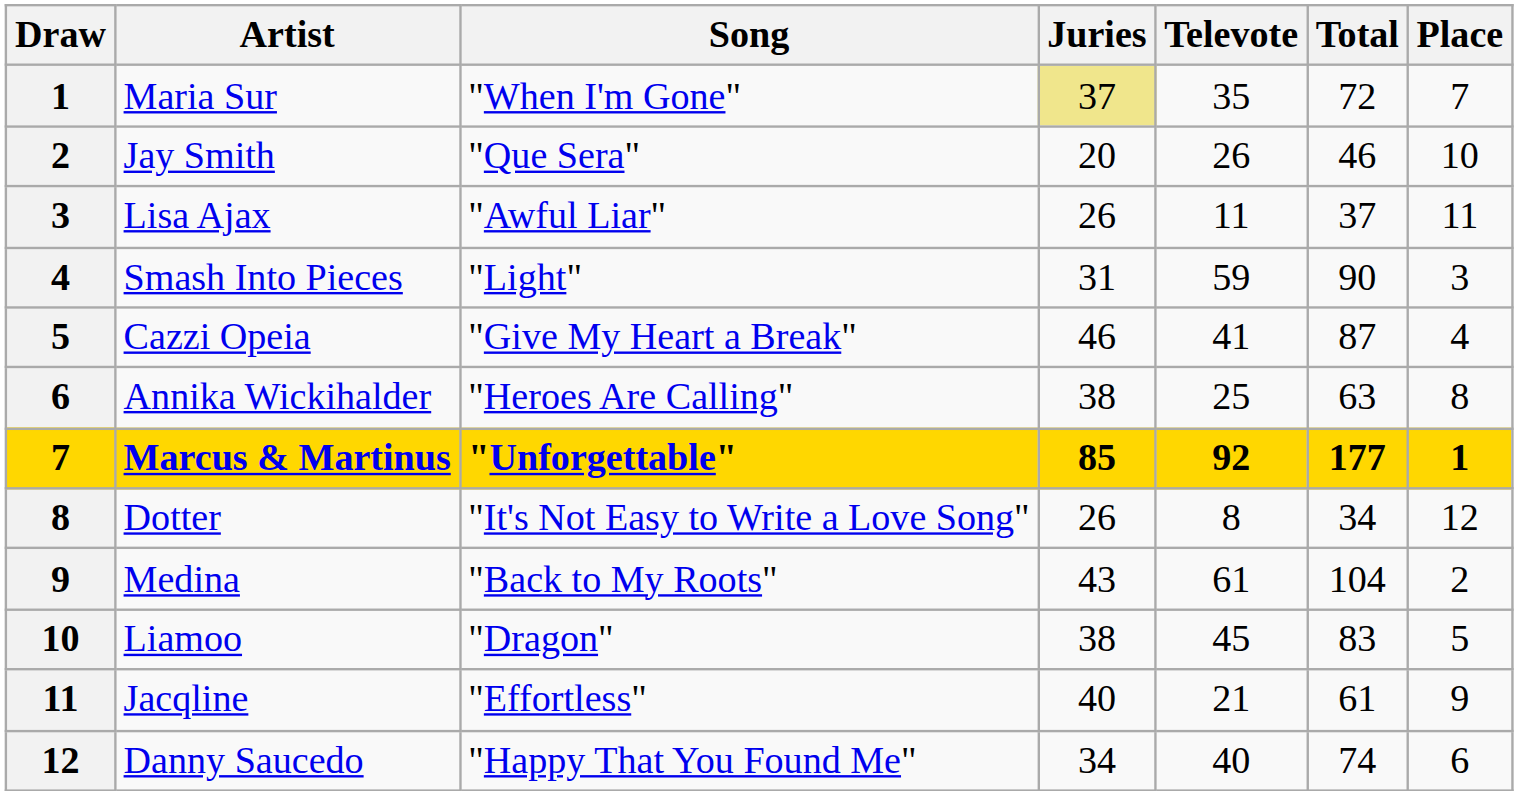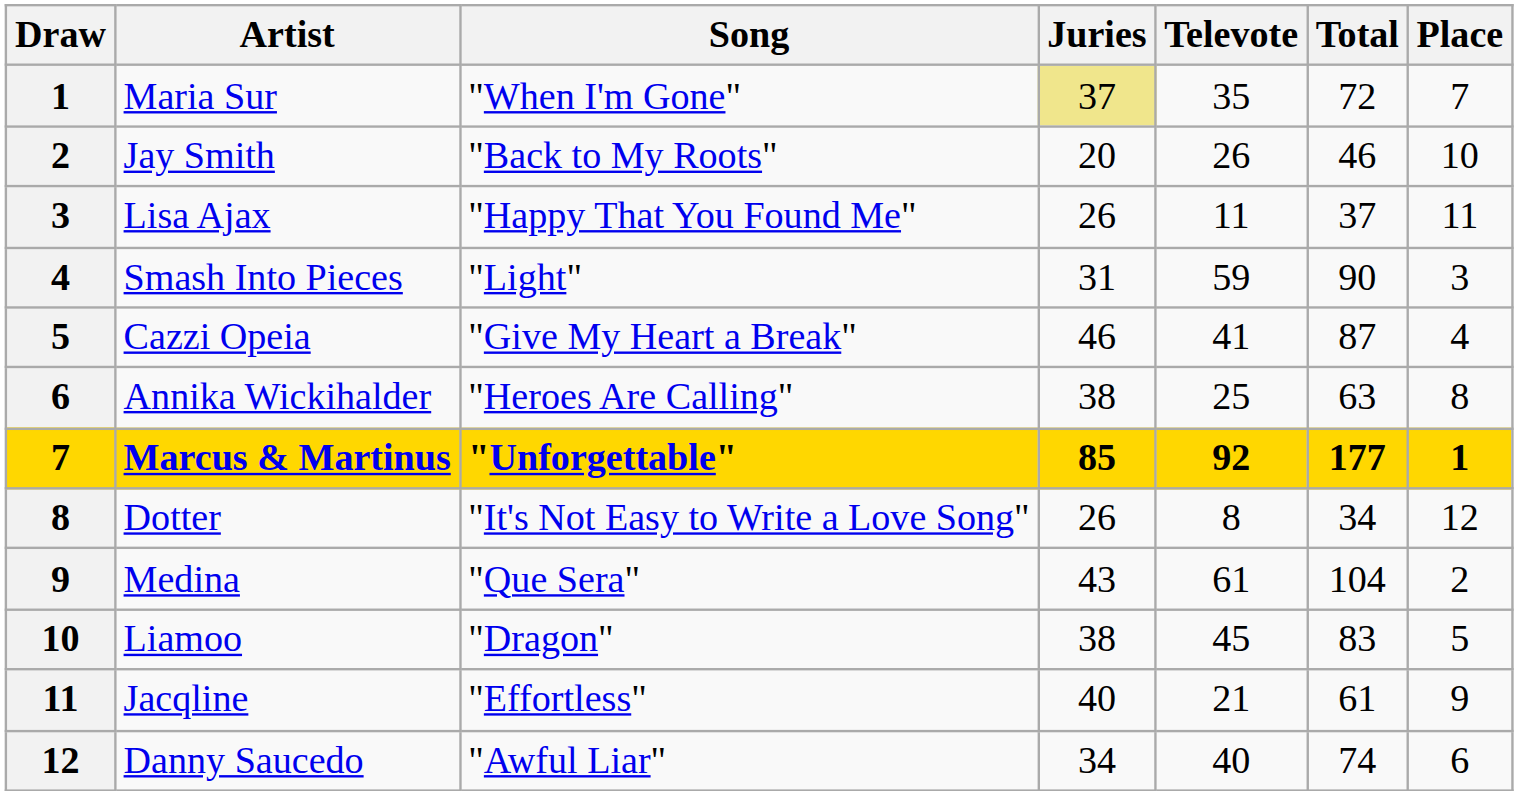(554, 155) "Que Sera" -> (623, 155) "Back to My Roots"
(567, 215) "Awful Liar" -> (692, 215) "Happy That You Found Me"
(623, 578) "Back to My Roots" -> (554, 578) "Que Sera"
(692, 759) "Happy That You Found Me" -> (567, 759) "Awful Liar"
